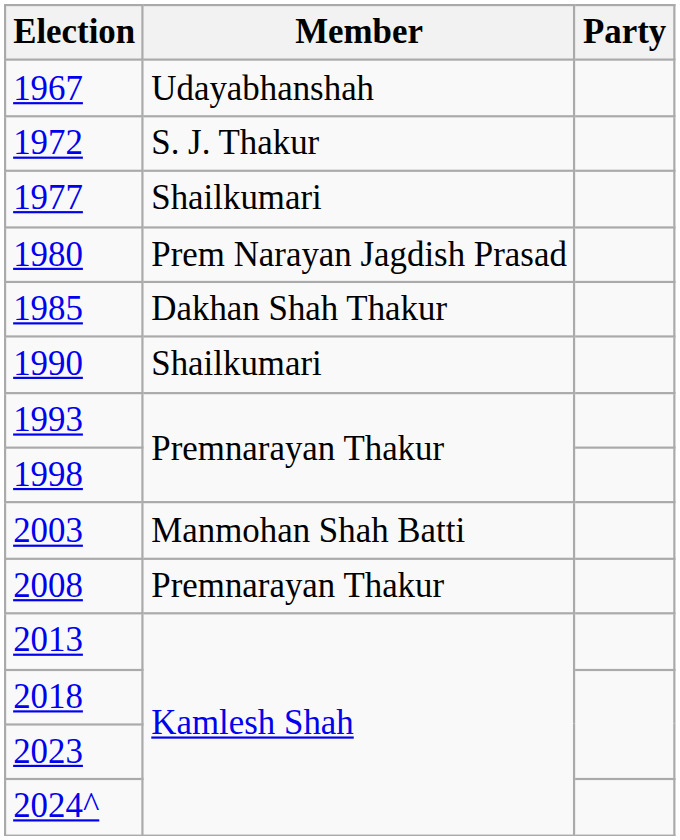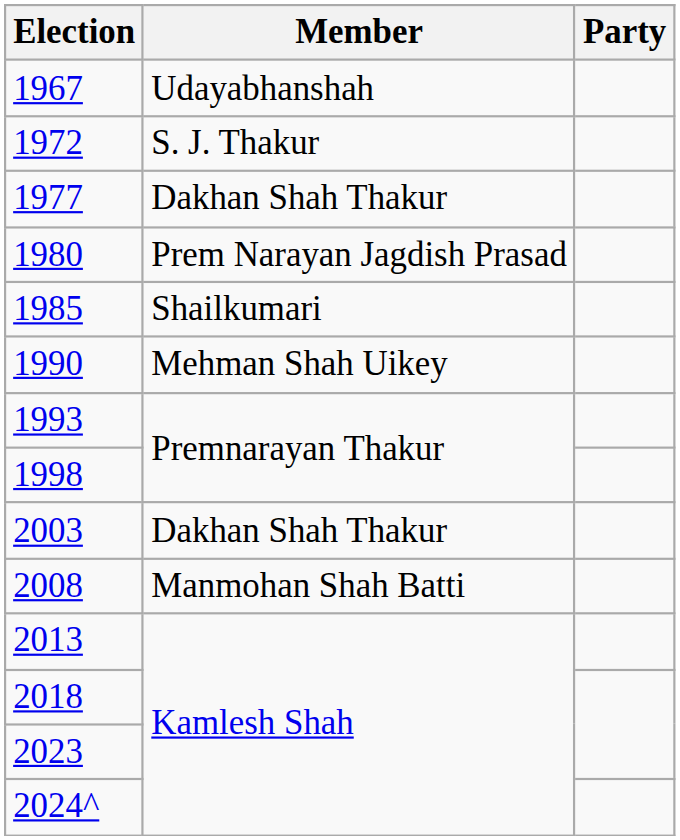(237, 198) Shailkumari -> (299, 198) Dakhan Shah Thakur
(299, 308) Dakhan Shah Thakur -> (237, 308) Shailkumari
(237, 364) Shailkumari -> (300, 364) Mehman Shah Uikey
(308, 530) Manmohan Shah Batti -> (299, 530) Dakhan Shah Thakur
(298, 585) Premnarayan Thakur -> (308, 585) Manmohan Shah Batti
